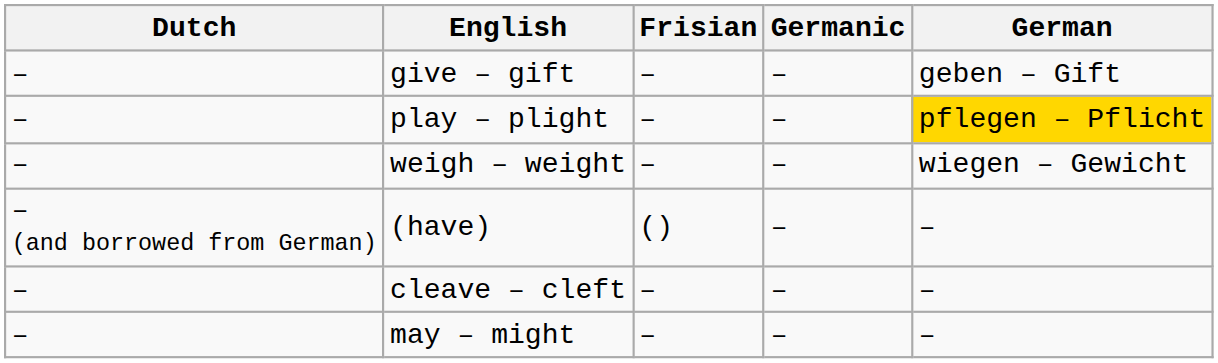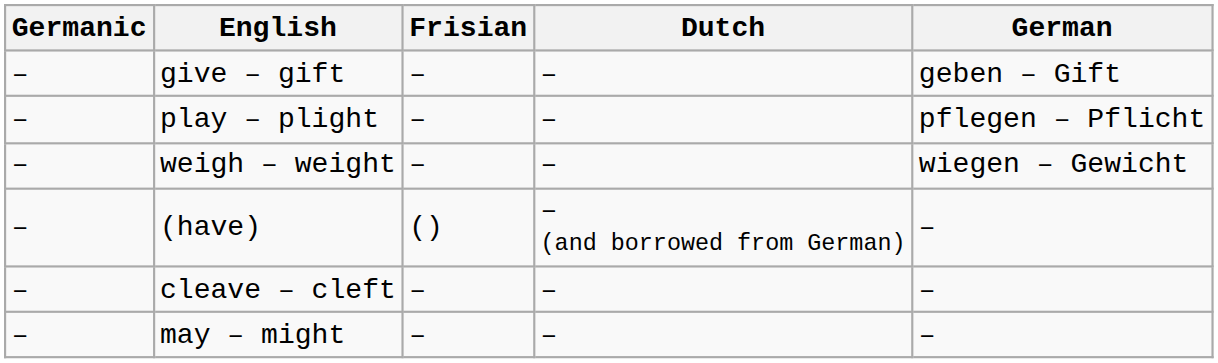columns swapped: (838, 28) <-> (194, 28)
(1062, 119) gold background -> (1062, 119) no background
